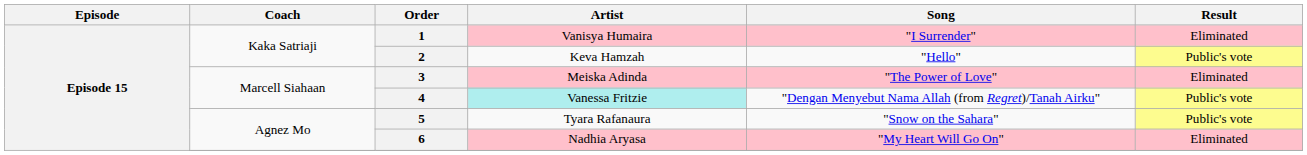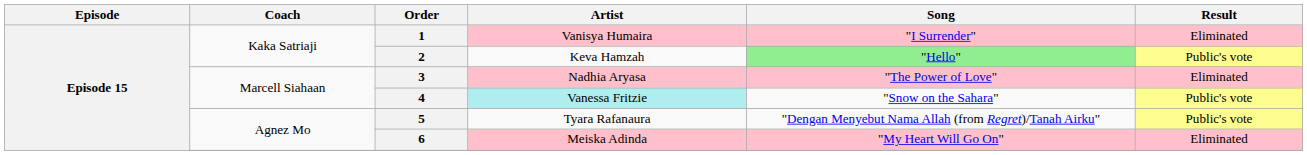(941, 56) no background -> (941, 56) lightgreen background
(607, 77) Meiska Adinda -> (607, 77) Nadhia Aryasa
(941, 98) "Dengan Menyebut Nama Allah (from Regret)/Tanah Airku" -> (941, 98) "Snow on the Sahara"
(941, 118) "Snow on the Sahara" -> (941, 118) "Dengan Menyebut Nama Allah (from Regret)/Tanah Airku"
(607, 139) Nadhia Aryasa -> (607, 139) Meiska Adinda
